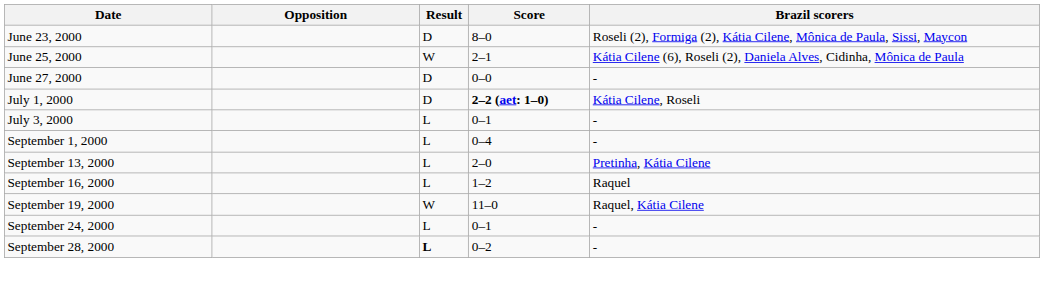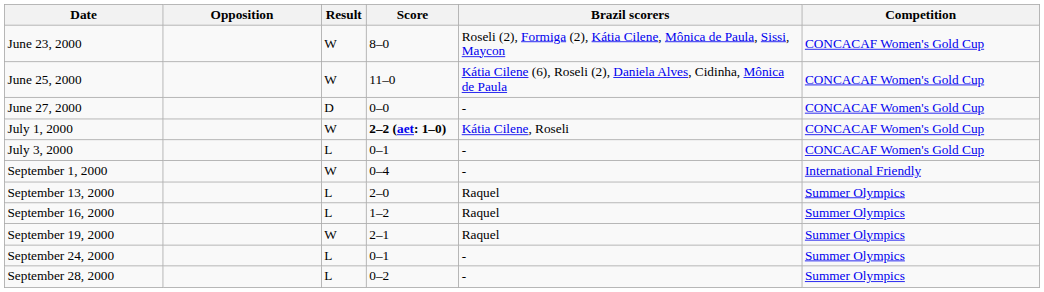+ column: (921, 15)
(427, 36) D -> (330, 43) W
(482, 57) 2–1 -> (382, 79) 11–0
(427, 99) D -> (330, 129) W
(427, 141) L -> (330, 171) W
(652, 162) Pretinha, Kátia Cilene -> (481, 192) Raquel
(485, 204) 11–0 -> (379, 234) 2–1
(648, 204) Raquel, Kátia Cilene -> (481, 234) Raquel
(427, 246) bold -> (328, 276) normal
